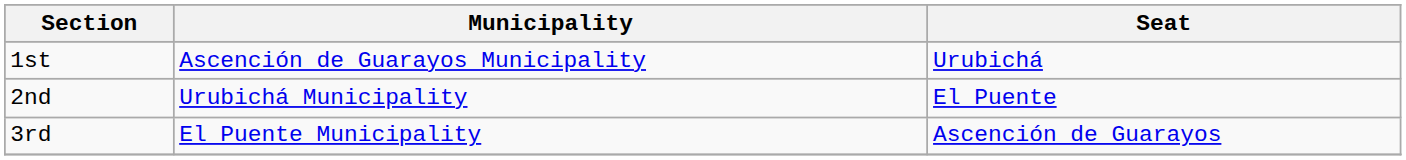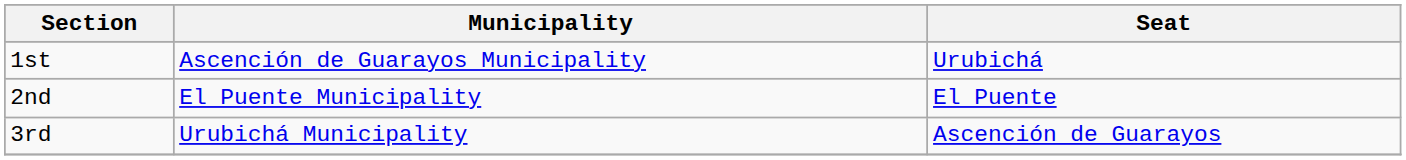(323, 98) Urubichá Municipality -> (330, 98) El Puente Municipality
(330, 135) El Puente Municipality -> (323, 135) Urubichá Municipality
